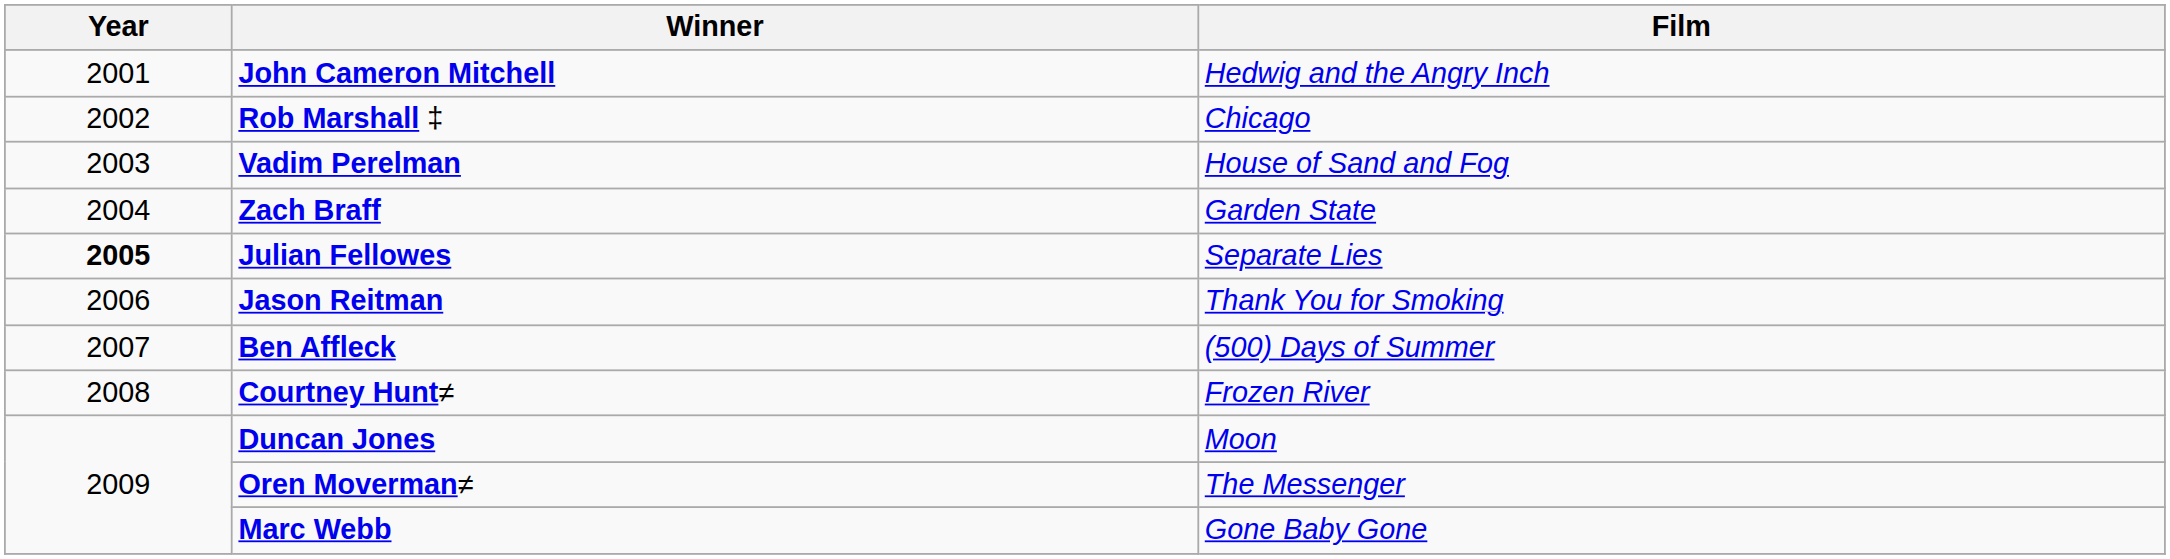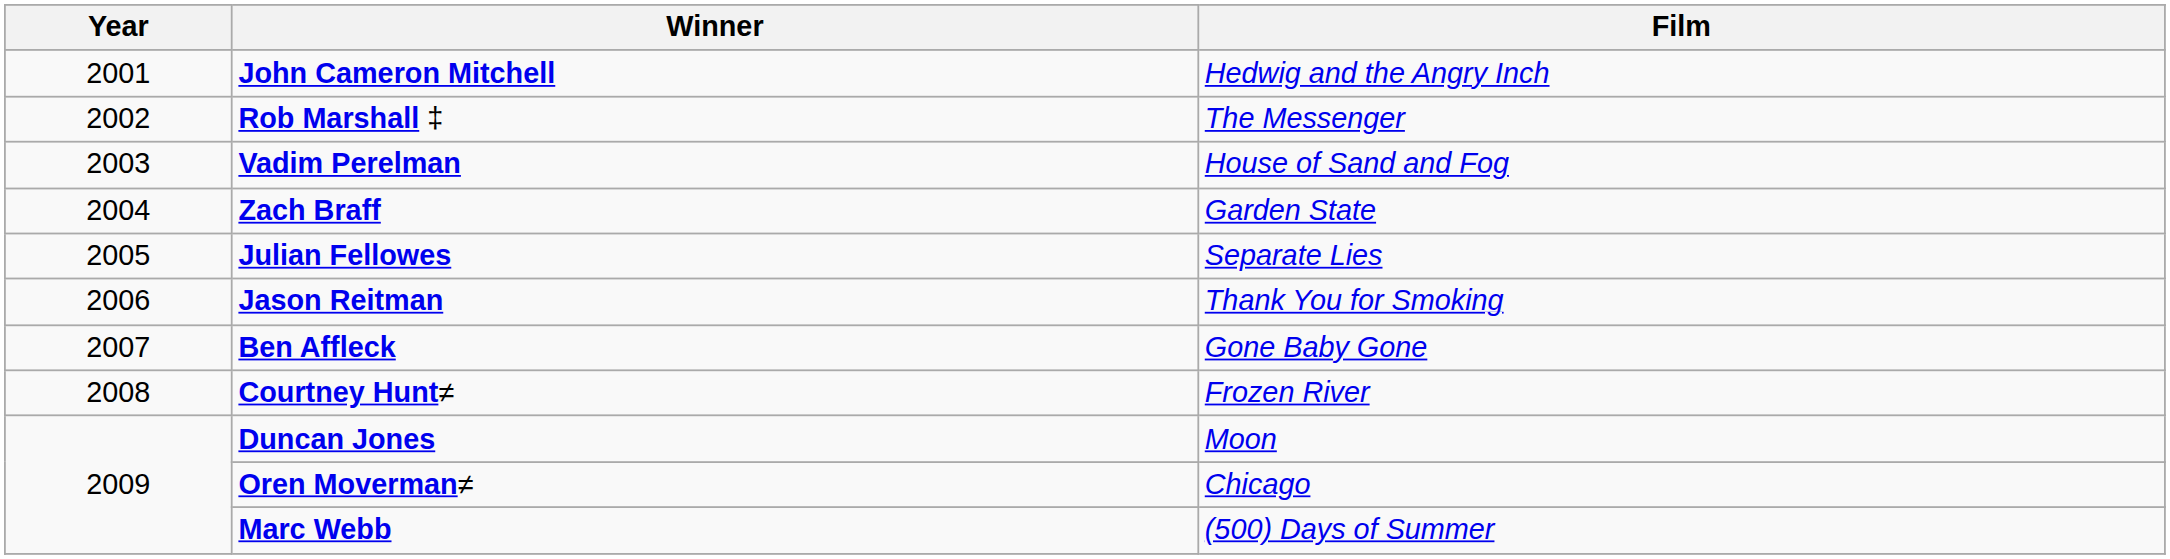(1258, 118) Chicago -> (1305, 118) The Messenger
(118, 255) bold -> (118, 255) normal
(1350, 347) (500) Days of Summer -> (1316, 347) Gone Baby Gone
(1305, 484) The Messenger -> (1258, 484) Chicago
(1316, 529) Gone Baby Gone -> (1350, 529) (500) Days of Summer
